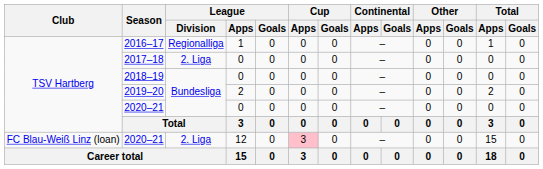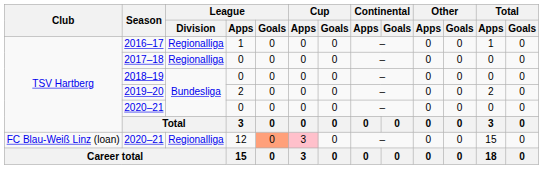(196, 60) 2. Liga -> (196, 60) Regionalliga
(196, 140) 2. Liga -> (196, 140) Regionalliga
(272, 140) no background -> (272, 140) lightsalmon background
